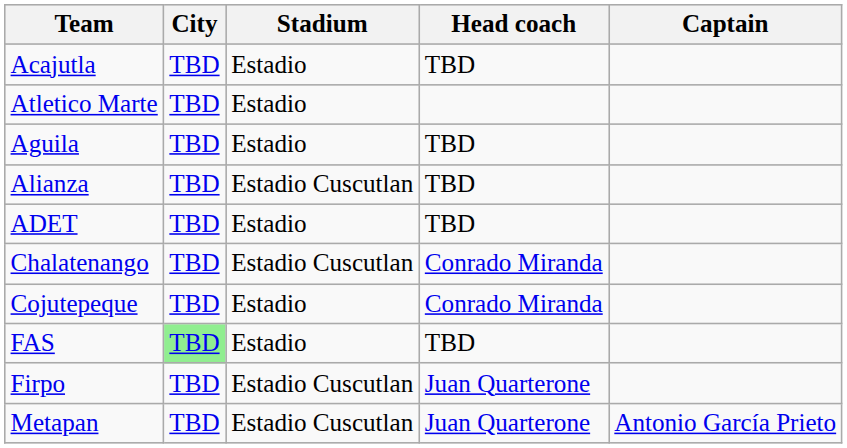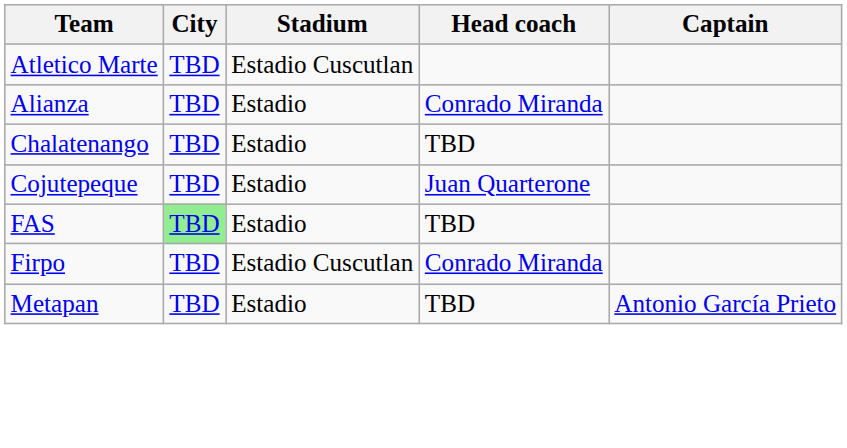- row: (53, 64)
(269, 104) Estadio -> (322, 64) Estadio Cuscutlan
- row: (45, 143)
(322, 183) Estadio Cuscutlan -> (269, 104) Estadio
(450, 183) TBD -> (514, 104) Conrado Miranda
- row: (44, 223)
(322, 263) Estadio Cuscutlan -> (269, 143) Estadio
(514, 263) Conrado Miranda -> (450, 143) TBD
(514, 303) Conrado Miranda -> (507, 183) Juan Quarterone
(507, 382) Juan Quarterone -> (514, 263) Conrado Miranda
(322, 422) Estadio Cuscutlan -> (269, 303) Estadio
(507, 422) Juan Quarterone -> (450, 303) TBD
